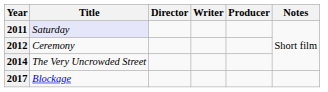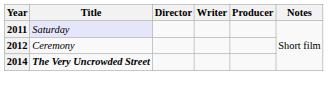(89, 62) normal -> (91, 62) bold
- row: (17, 78)
